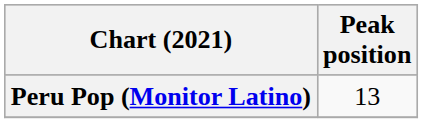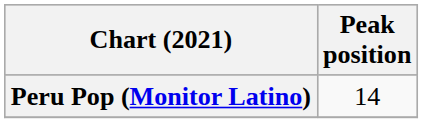(367, 95) 13 -> (367, 95) 14
